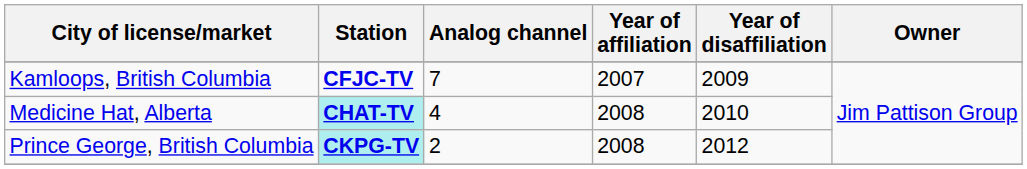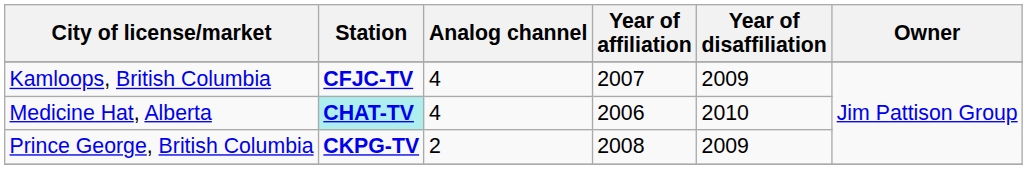(435, 79) 7 -> (435, 79) 4
(621, 112) 2008 -> (621, 112) 2006
(371, 146) paleturquoise background -> (371, 146) no background
(725, 146) 2012 -> (725, 146) 2009
